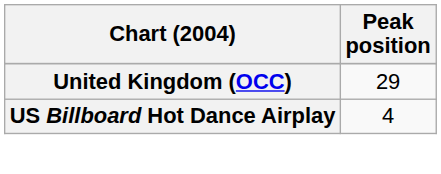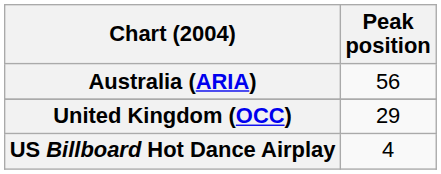+ row: (173, 81)
